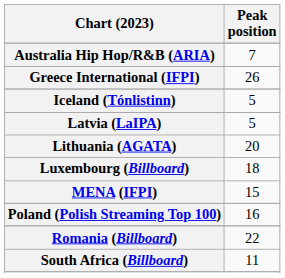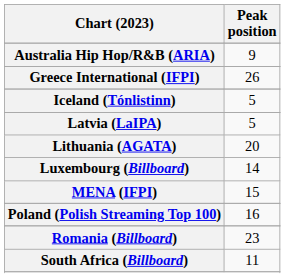(252, 54) 7 -> (252, 54) 9
(252, 169) 18 -> (252, 169) 14
(252, 237) 22 -> (252, 237) 23
